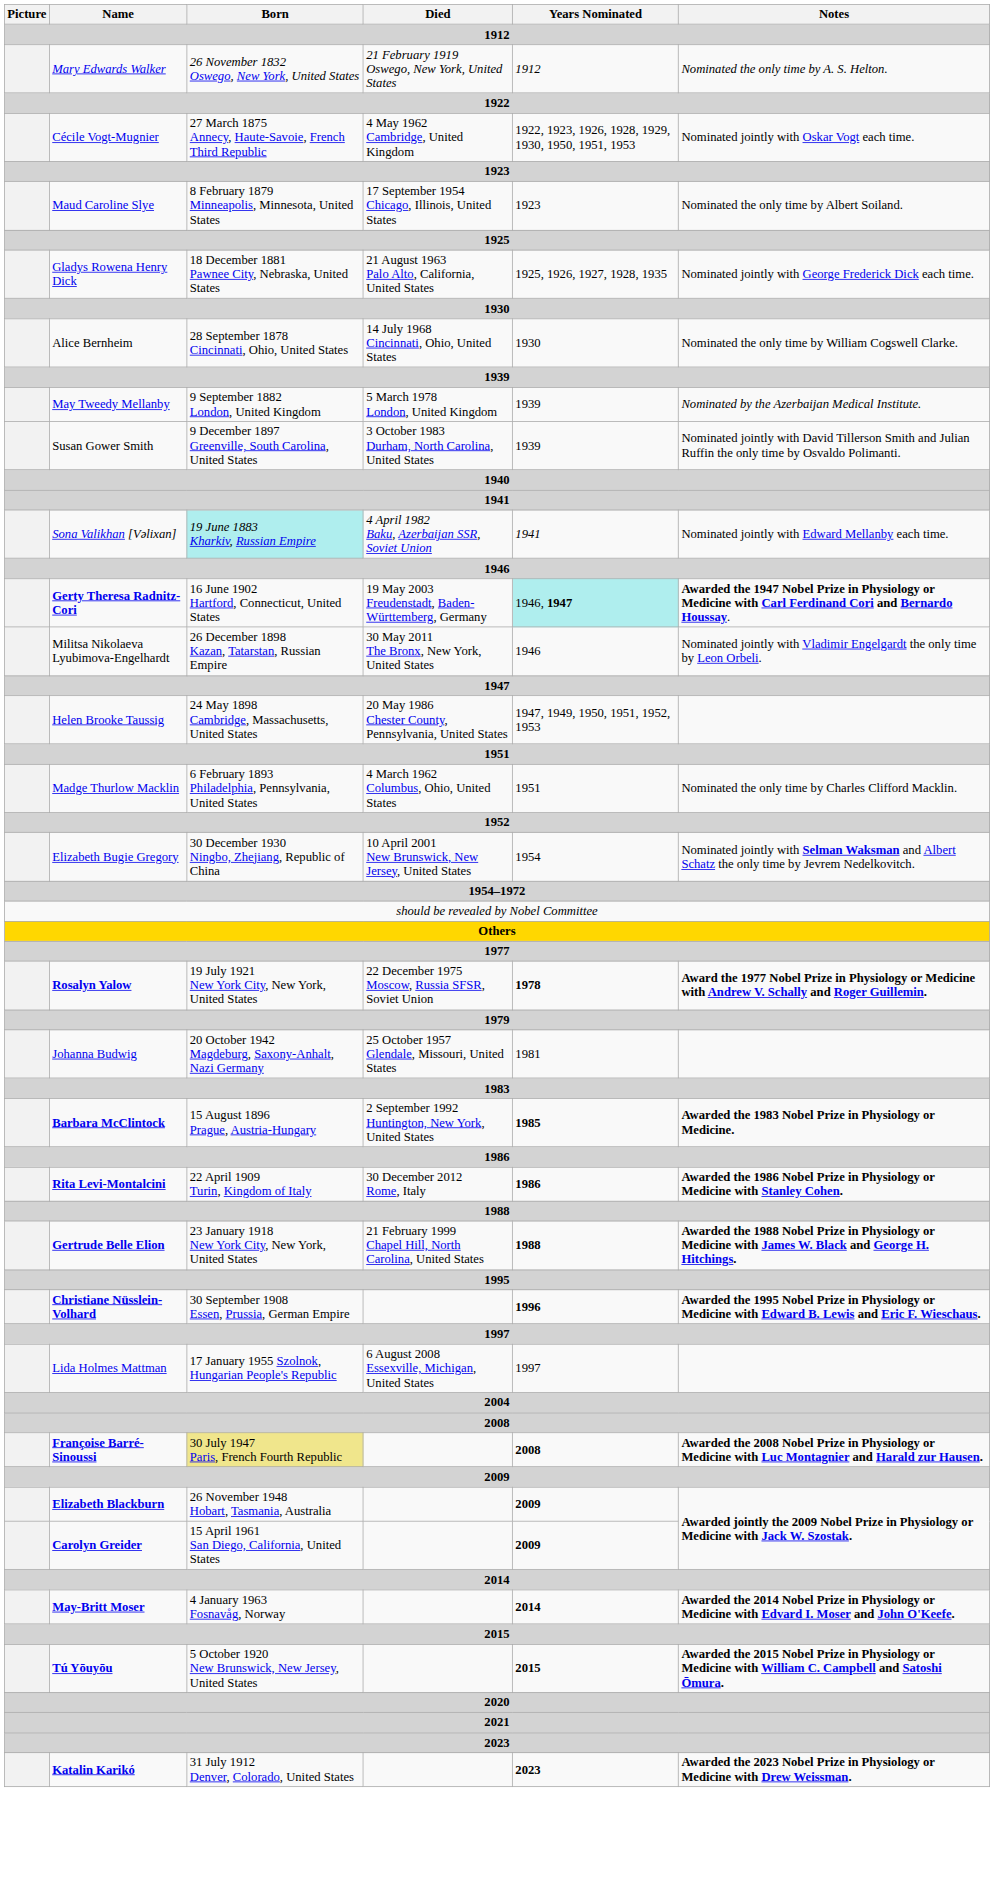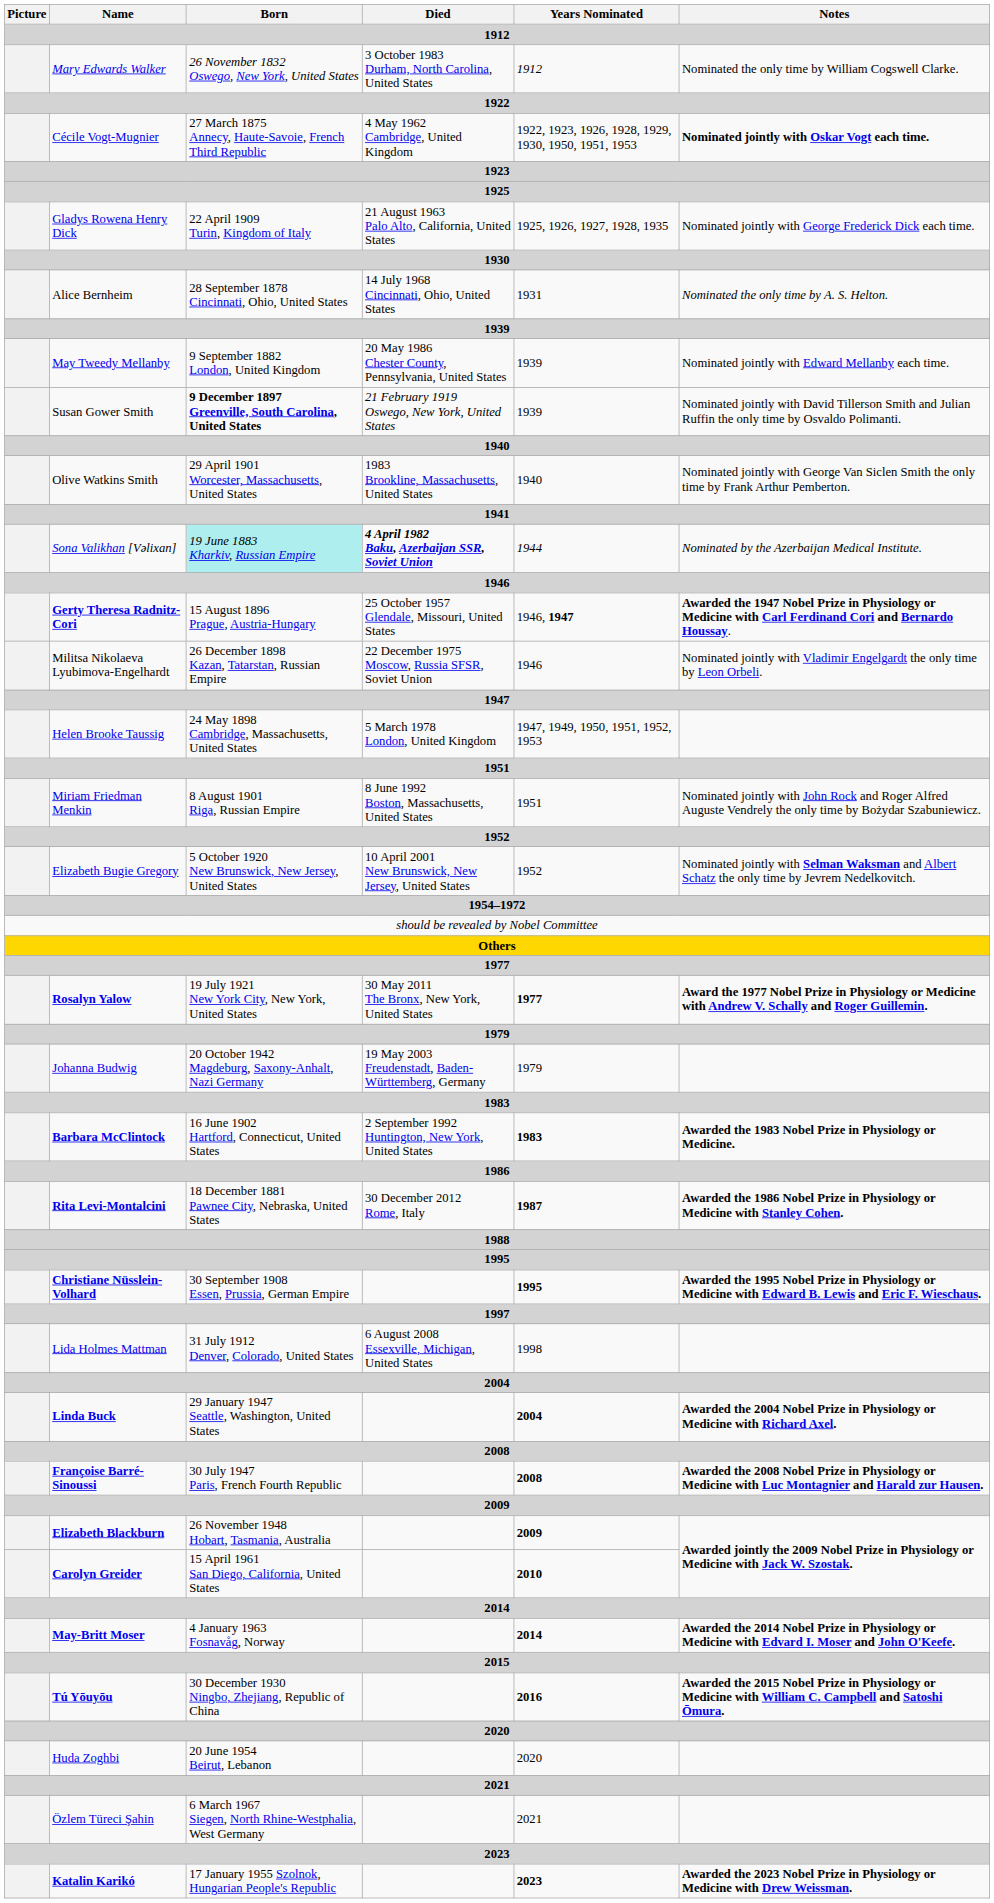(434, 68) 21 February 1919 Oswego, New York, United States -> (429, 68) 3 October 1983 Durham, North Carolina, United States
(784, 68) Nominated the only time by A. S. Helton. -> (820, 68) Nominated the only time by William Cogswell Clarke.
(798, 137) normal -> (806, 137) bold
- row: (103, 205)
(269, 274) 18 December 1881 Pawnee City, Nebraska, United States -> (250, 225) 22 April 1909 Turin, Kingdom of Italy
(528, 342) 1930 -> (529, 294) 1931
(820, 342) Nominated the only time by William Cogswell Clarke. -> (785, 294) Nominated the only time by A. S. Helton.
(432, 404) 5 March 1978 London, United Kingdom -> (436, 363) 20 May 1986 Chester County, Pennsylvania, United States
(801, 404) Nominated by the Azerbaijan Medical Institute. -> (816, 363) Nominated jointly with Edward Mellanby each time.
(259, 445) normal -> (263, 411) bold
(430, 445) 3 October 1983 Durham, North Carolina, United States -> (433, 411) 21 February 1919 Oswego, New York, United States
+ row: (105, 480)
(423, 534) normal -> (425, 548) bold
(528, 534) 1941 -> (529, 548) 1944
(815, 534) Nominated jointly with Edward Mellanby each time. -> (802, 548) Nominated by the Azerbaijan Medical Institute.
(266, 602) 16 June 1902 Hartford, Connecticut, United States -> (252, 617) 15 August 1896 Prague, Austria-Hungary
(426, 602) 19 May 2003 Freudenstadt, Baden-Württemberg, Germany -> (434, 617) 25 October 1957 Glendale, Missouri, United States
(544, 602) paleturquoise background -> (545, 617) no background
(424, 651) 30 May 2011 The Bronx, New York, United States -> (424, 665) 22 December 1975 Moscow, Russia SFSR, Soviet Union
(437, 719) 20 May 1986 Chester County, Pennsylvania, United States -> (431, 734) 5 March 1978 London, United Kingdom
+ row: (97, 802)
- row: (116, 788)
(267, 856) 30 December 1930 Ningbo, Zhejiang, Republic of China -> (264, 871) 5 October 1920 New Brunswick, New Jersey, United States
(528, 856) 1954 -> (529, 871) 1952
(426, 985) 22 December 1975 Moscow, Russia SFSR, Soviet Union -> (423, 999) 30 May 2011 The Bronx, New York, United States
(528, 985) 1978 -> (529, 999) 1977
(435, 1054) 25 October 1957 Glendale, Missouri, United States -> (425, 1068) 19 May 2003 Freudenstadt, Baden-Württemberg, Germany
(528, 1054) 1981 -> (529, 1068) 1979
(253, 1122) 15 August 1896 Prague, Austria-Hungary -> (265, 1136) 16 June 1902 Hartford, Connecticut, United States
(528, 1122) 1985 -> (529, 1136) 1983
(251, 1184) 22 April 1909 Turin, Kingdom of Italy -> (268, 1205) 18 December 1881 Pawnee City, Nebraska, United States
(528, 1184) 1986 -> (529, 1205) 1987
- row: (108, 1245)
(528, 1306) 1996 -> (529, 1286) 1995
(263, 1368) 17 January 1955 Szolnok, Hungarian People's Republic -> (271, 1348) 31 July 1912 Denver, Colorado, United States
(528, 1368) 1997 -> (529, 1348) 1998
+ row: (84, 1416)
(266, 1449) khaki background -> (265, 1478) no background
(528, 1545) 2009 -> (529, 1573) 2010
(264, 1668) 5 October 1920 New Brunswick, New Jersey, United States -> (267, 1696) 30 December 1930 Ningbo, Zhejiang, Republic of China
(528, 1668) 2015 -> (529, 1696) 2016
+ row: (86, 1758)
+ row: (103, 1819)
(272, 1769) 31 July 1912 Denver, Colorado, United States -> (263, 1881) 17 January 1955 Szolnok, Hungarian People's Republic
